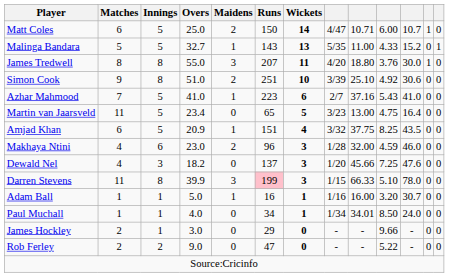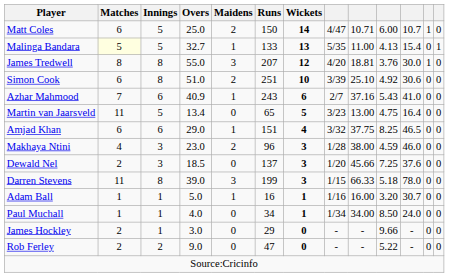(119, 46) no background -> (119, 46) lightyellow background
(269, 46) 143 -> (269, 46) 133
(388, 46) 4.33 -> (388, 46) 4.13
(412, 46) 15.2 -> (412, 46) 15.4
(304, 63) 11 -> (304, 63) 12
(362, 63) 18.80 -> (362, 63) 18.81
(119, 79) 9 -> (119, 79) 6
(160, 96) 5 -> (160, 96) 6
(196, 96) 41.0 -> (196, 96) 40.9
(269, 96) 223 -> (269, 96) 243
(196, 113) 23.4 -> (196, 113) 13.4
(160, 130) 5 -> (160, 130) 6
(196, 130) 20.9 -> (196, 130) 29.0
(412, 130) 43.5 -> (412, 130) 46.5
(160, 146) 6 -> (160, 146) 3
(362, 146) 32.00 -> (362, 146) 38.00
(119, 163) 4 -> (119, 163) 2
(196, 163) 18.2 -> (196, 163) 18.5
(412, 163) 47.6 -> (412, 163) 37.6
(196, 180) 39.9 -> (196, 180) 39.0
(269, 180) pink background -> (269, 180) no background
(388, 180) 5.10 -> (388, 180) 5.18
(362, 213) 34.01 -> (362, 213) 34.00
